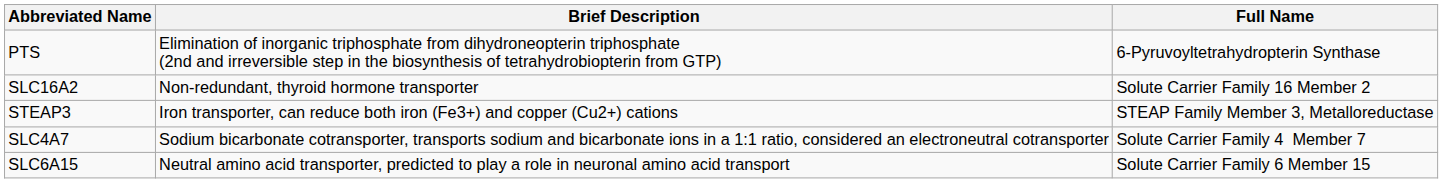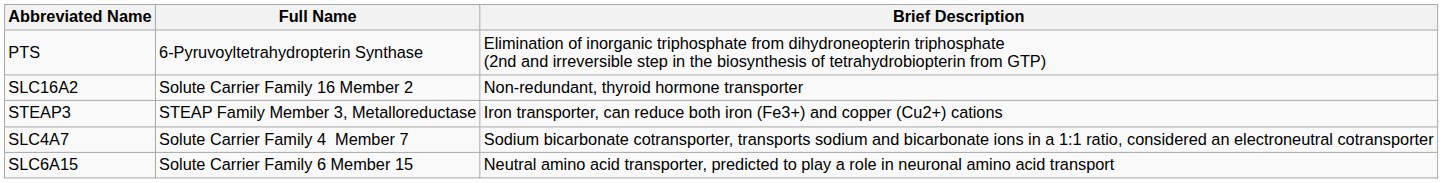columns swapped: (1275, 17) <-> (634, 17)
